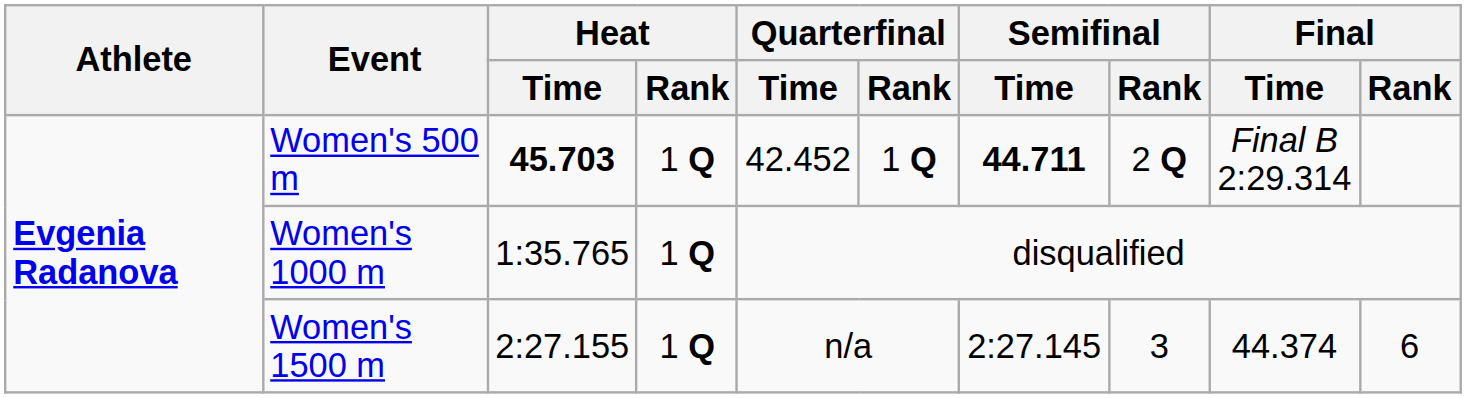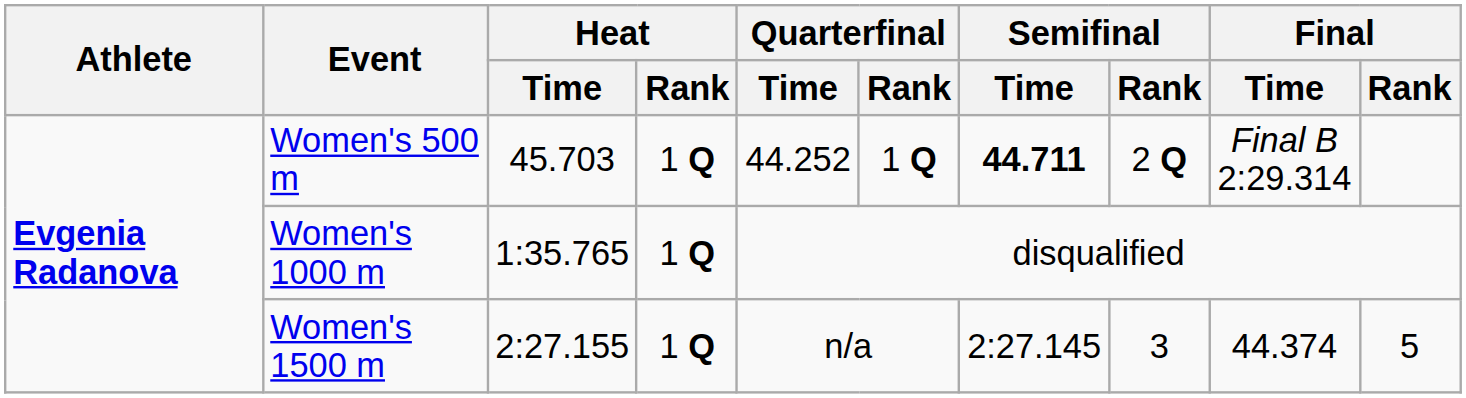(562, 161) bold -> (562, 161) normal
(798, 161) 42.452 -> (798, 161) 44.252
(1410, 346) 6 -> (1410, 346) 5
